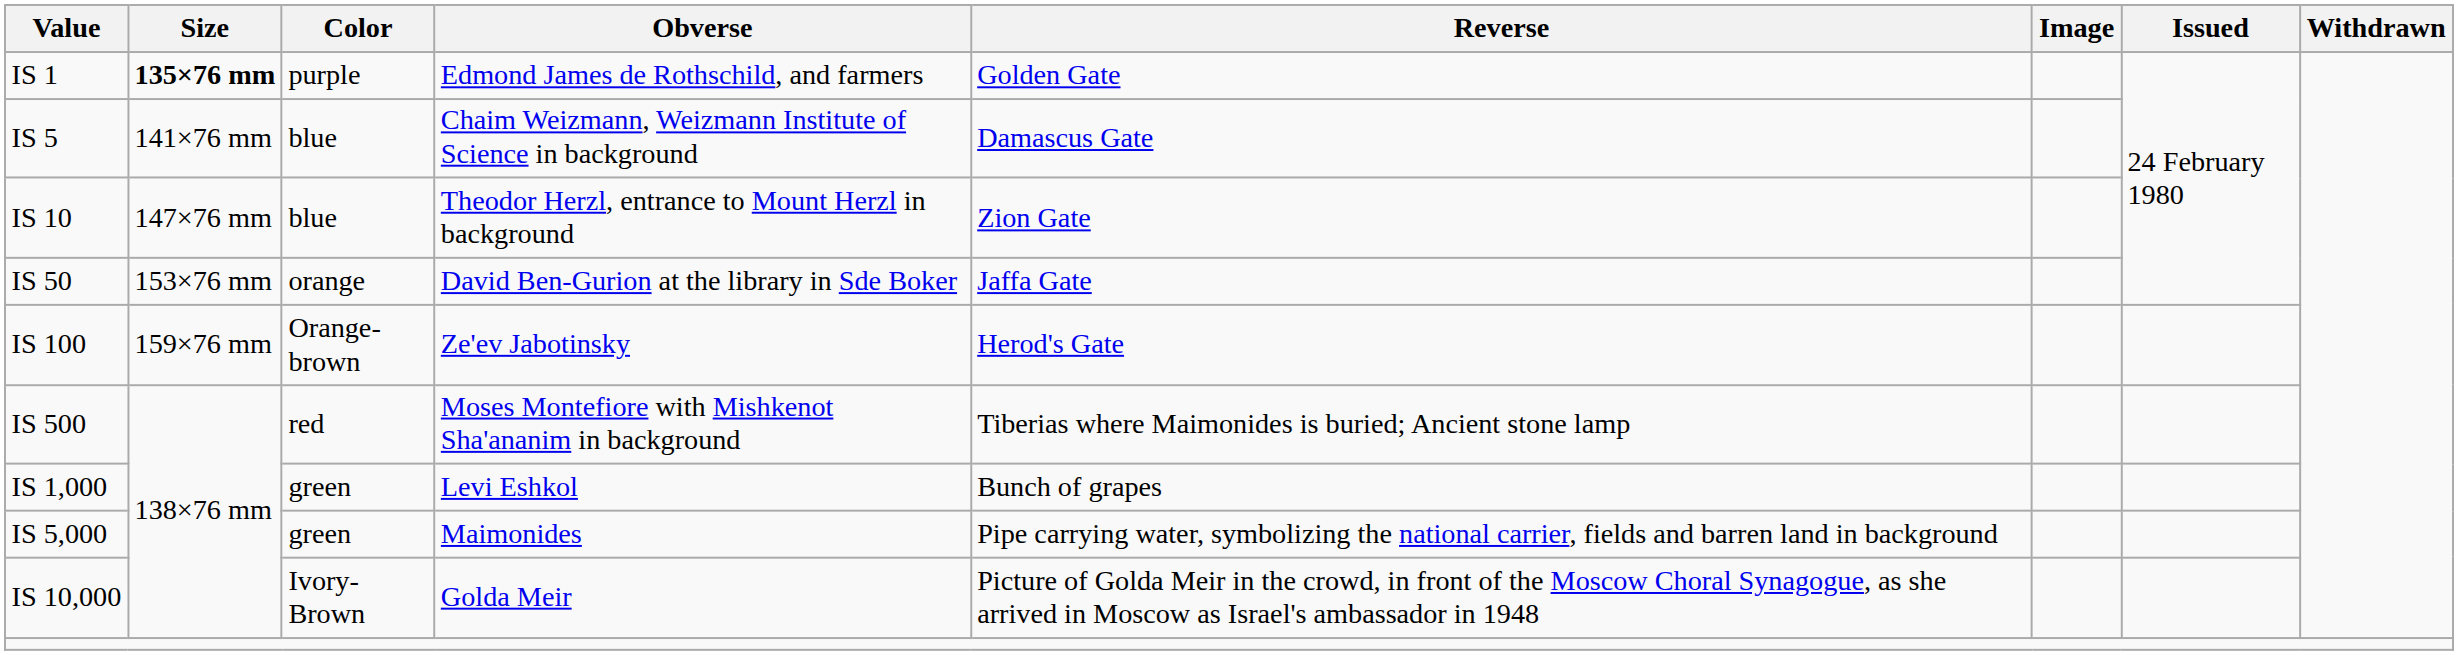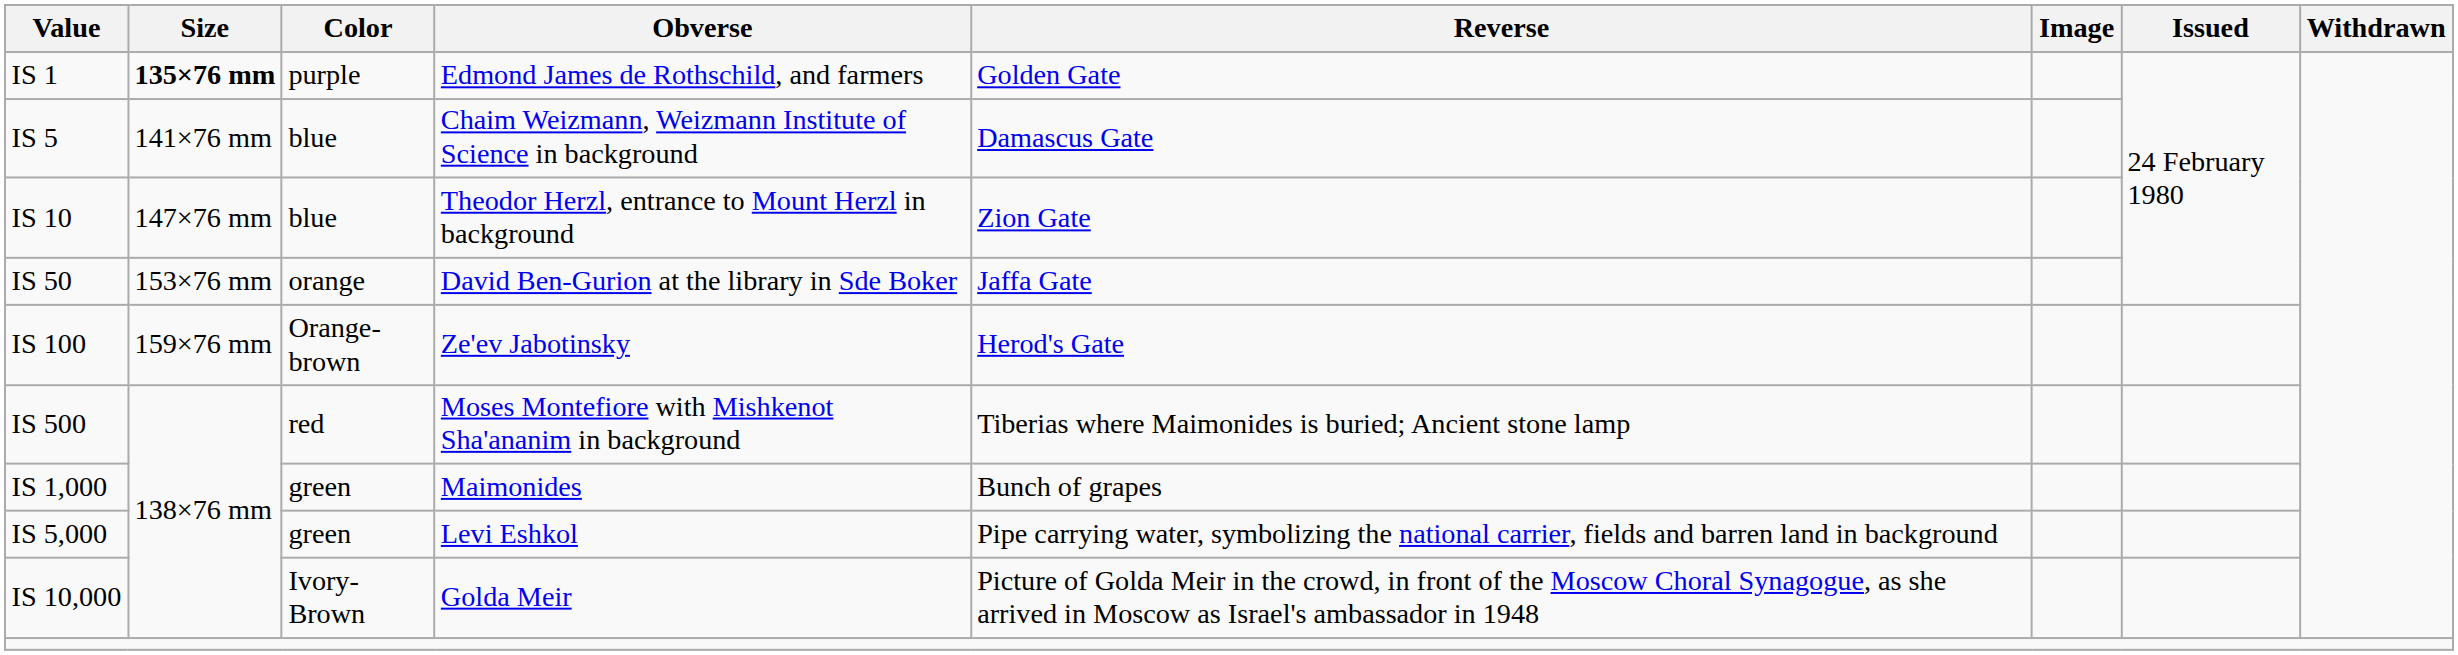(509, 487) Levi Eshkol -> (511, 487) Maimonides
(511, 533) Maimonides -> (509, 533) Levi Eshkol
